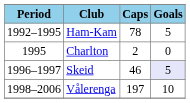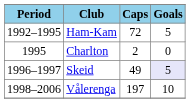(135, 32) 78 -> (135, 32) 72
(135, 70) 46 -> (135, 70) 49
